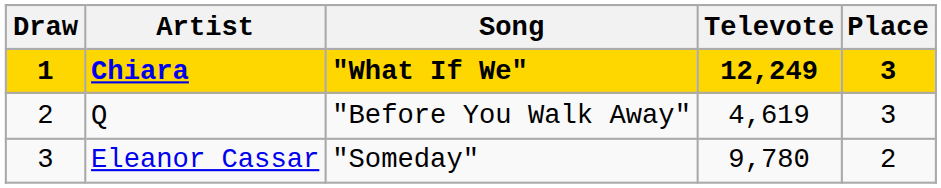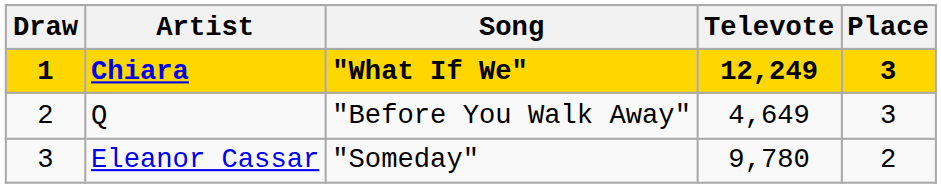(769, 116) 4,619 -> (769, 116) 4,649
